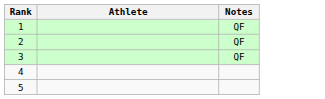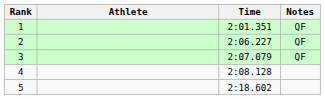+ column: (250, 12)
